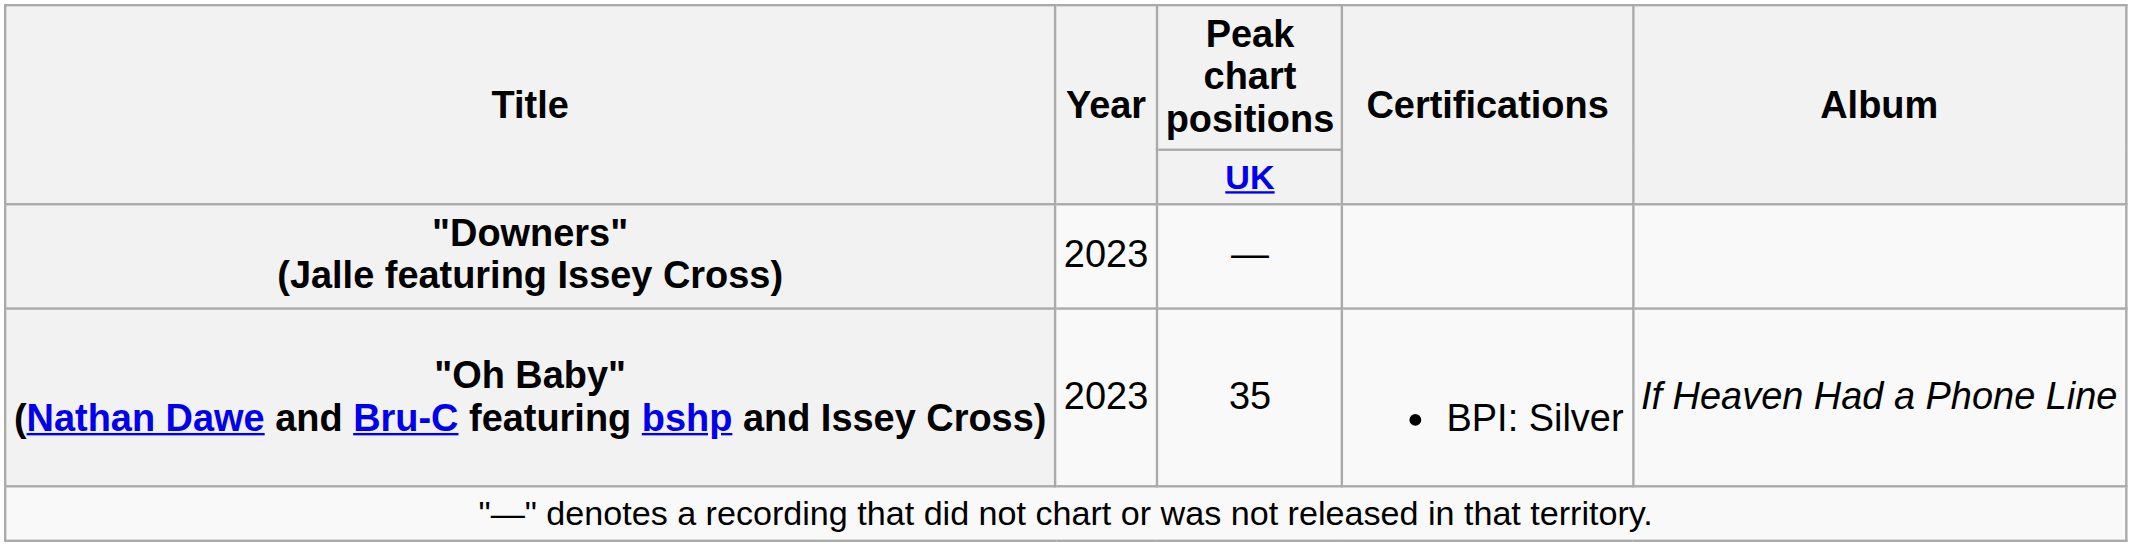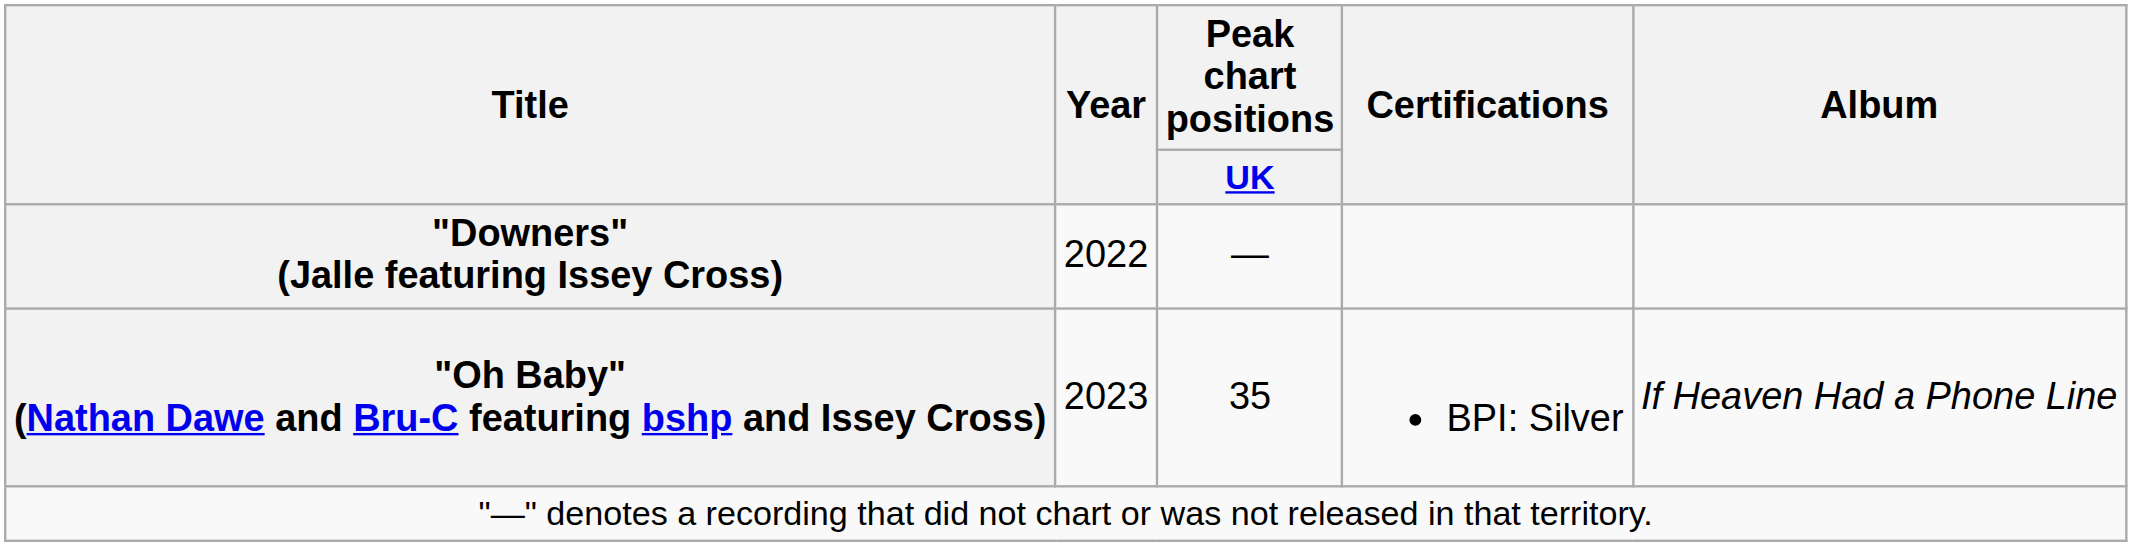(1106, 255) 2023 -> (1106, 255) 2022
